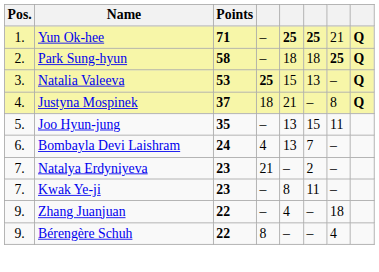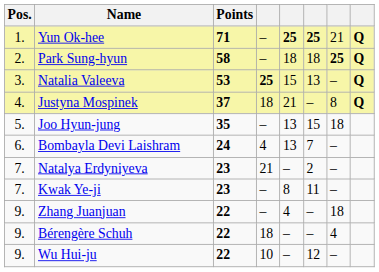(337, 124) 11 -> (337, 124) 18
(263, 233) 8 -> (266, 233) 18
+ row: (67, 255)
